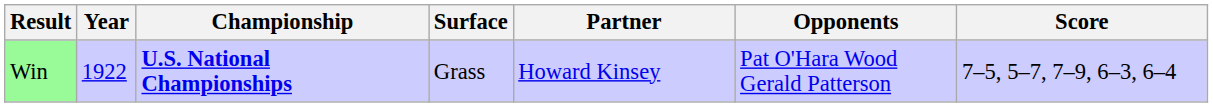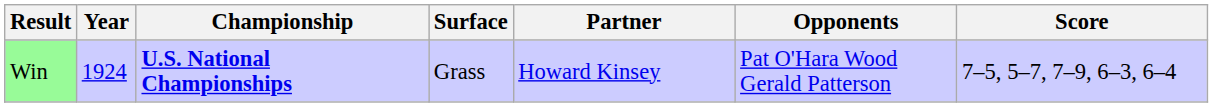(104, 70) 1922 -> (104, 70) 1924
